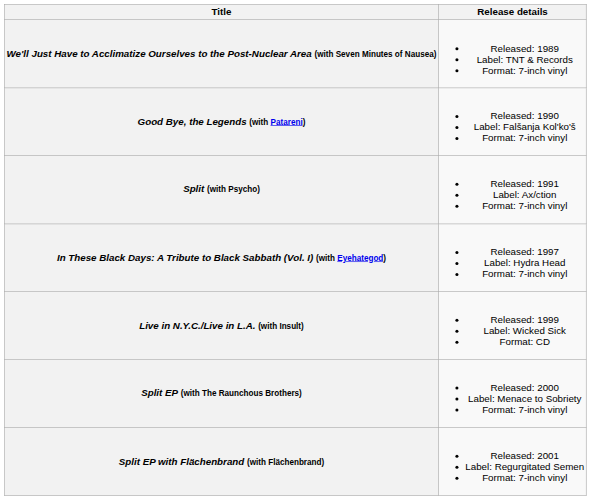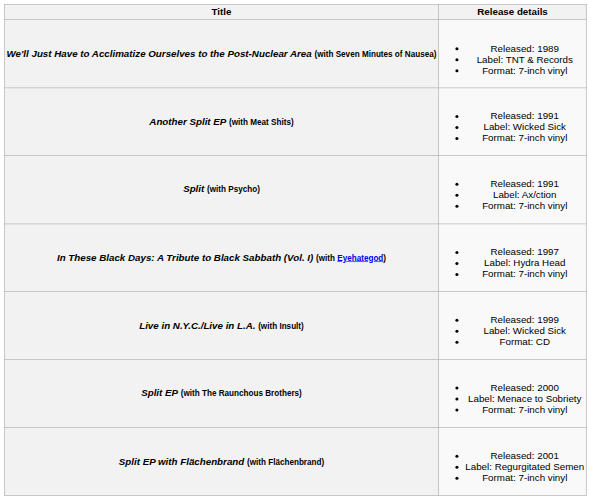- row: (221, 121)
+ row: (221, 121)
